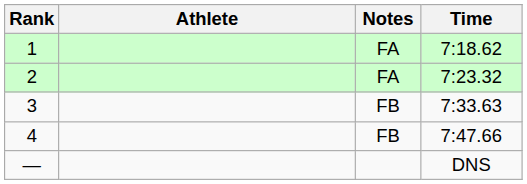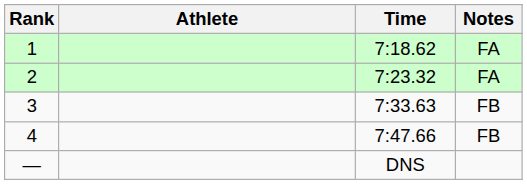columns swapped: (471, 19) <-> (388, 19)
